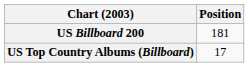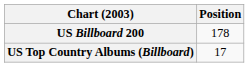(220, 33) 181 -> (220, 33) 178
